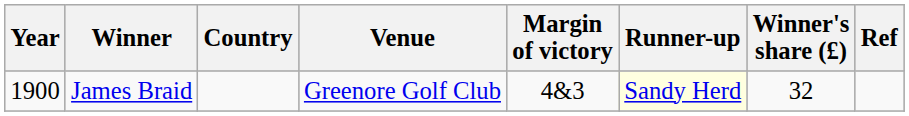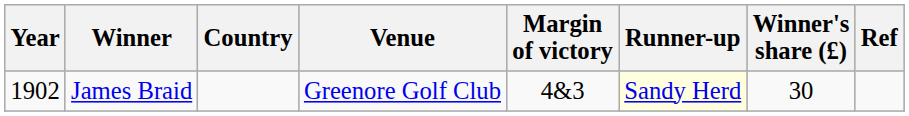(35, 90) 1900 -> (35, 90) 1902
(801, 90) 32 -> (801, 90) 30
